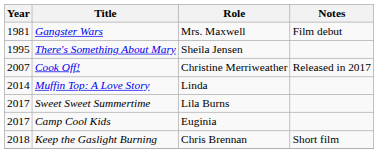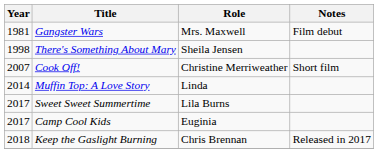(18, 49) 1995 -> (18, 49) 1998
(332, 67) Released in 2017 -> (316, 67) Short film
(316, 139) Short film -> (332, 139) Released in 2017
